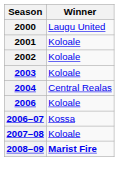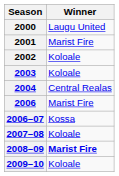(64, 42) Koloale -> (71, 42) Marist Fire
(64, 103) Koloale -> (71, 103) Marist Fire
+ row: (25, 164)
